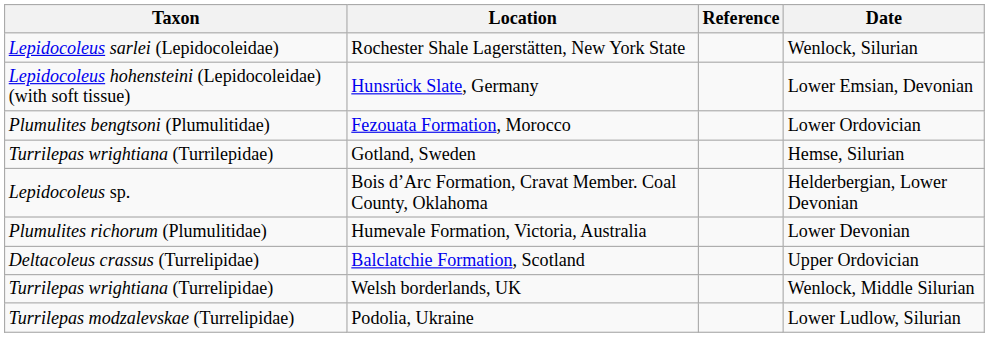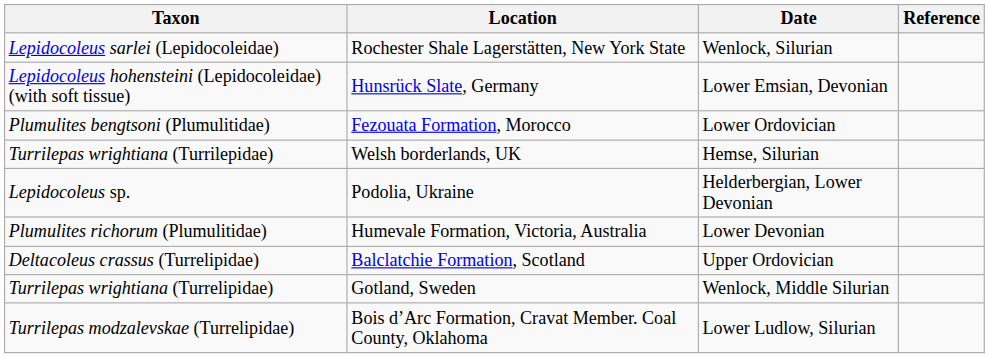columns swapped: (884, 18) <-> (741, 18)
(414, 153) Gotland, Sweden -> (436, 153) Welsh borderlands, UK
(514, 192) Bois d’Arc Formation, Cravat Member. Coal County, Oklahoma -> (413, 192) Podolia, Ukraine
(436, 288) Welsh borderlands, UK -> (414, 288) Gotland, Sweden
(413, 317) Podolia, Ukraine -> (514, 327) Bois d’Arc Formation, Cravat Member. Coal County, Oklahoma
